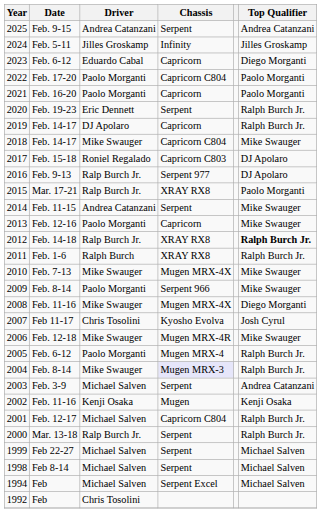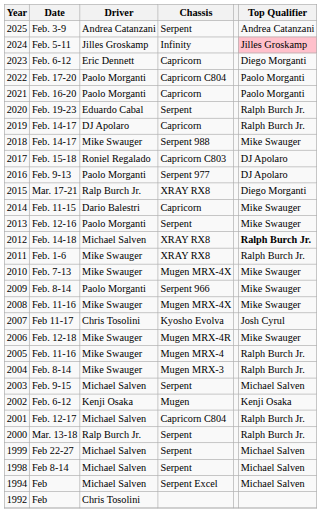(52, 28) Feb. 9-15 -> (49, 28) Feb. 3-9
(274, 45) no background -> (274, 45) pink background
(113, 61) Eduardo Cabal -> (108, 61) Eric Dennett
(108, 110) Eric Dennett -> (113, 110) Eduardo Cabal
(193, 142) Capricorn C804 -> (185, 142) Serpent 988
(112, 175) Ralp Burch Jr. -> (114, 175) Paolo Morganti
(273, 191) Paolo Morganti -> (273, 191) Diego Morganti
(119, 207) Andrea Catanzani -> (111, 207) Dario Balestri
(176, 207) Serpent -> (181, 207) Capricorn
(181, 223) Capricorn -> (176, 223) Serpent
(112, 239) Ralp Burch Jr. -> (114, 239) Michael Salven
(108, 256) Ralph Burch -> (112, 256) Mike Swauger
(273, 304) Diego Morganti -> (271, 304) Mike Swauger
(52, 353) Feb. 6-12 -> (54, 353) Feb. 11-16
(114, 353) Paolo Morganti -> (112, 353) Mike Swauger
(192, 369) lavender background -> (192, 369) no background
(49, 386) Feb. 3-9 -> (52, 386) Feb. 9-15
(278, 386) Andrea Catanzani -> (273, 386) Michael Salven
(54, 402) Feb. 11-16 -> (52, 402) Feb. 6-12
